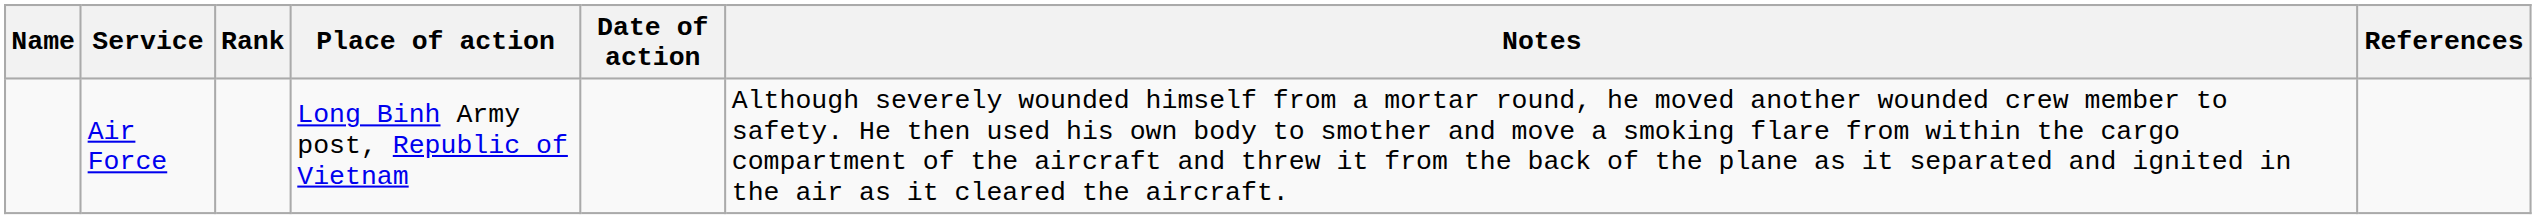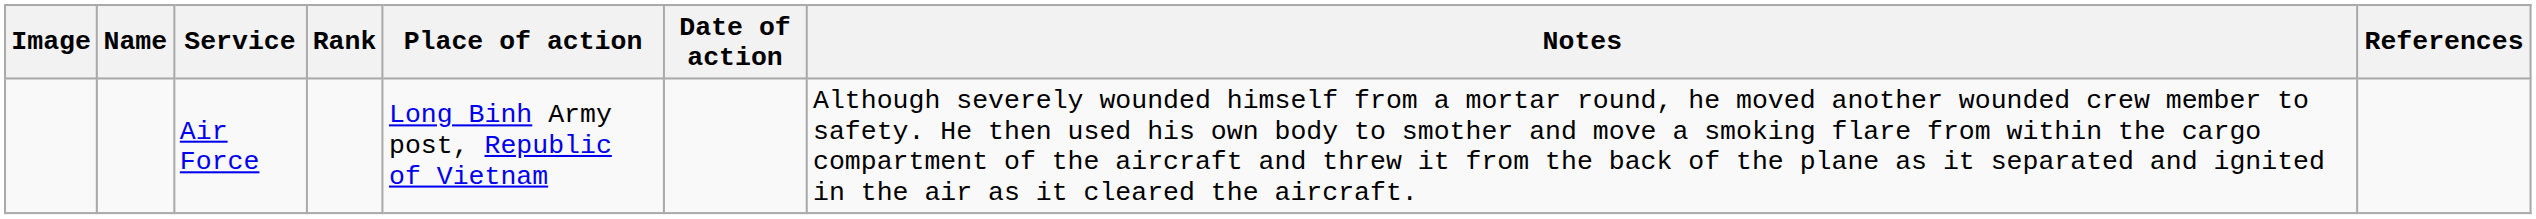+ column: (51, 42)
